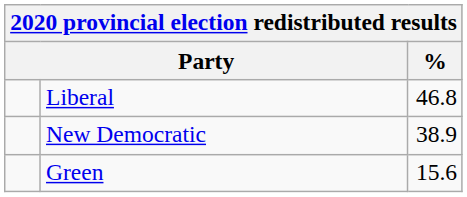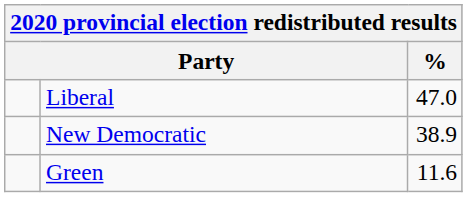(436, 97) 46.8 -> (436, 97) 47.0
(436, 172) 15.6 -> (437, 172) 11.6
